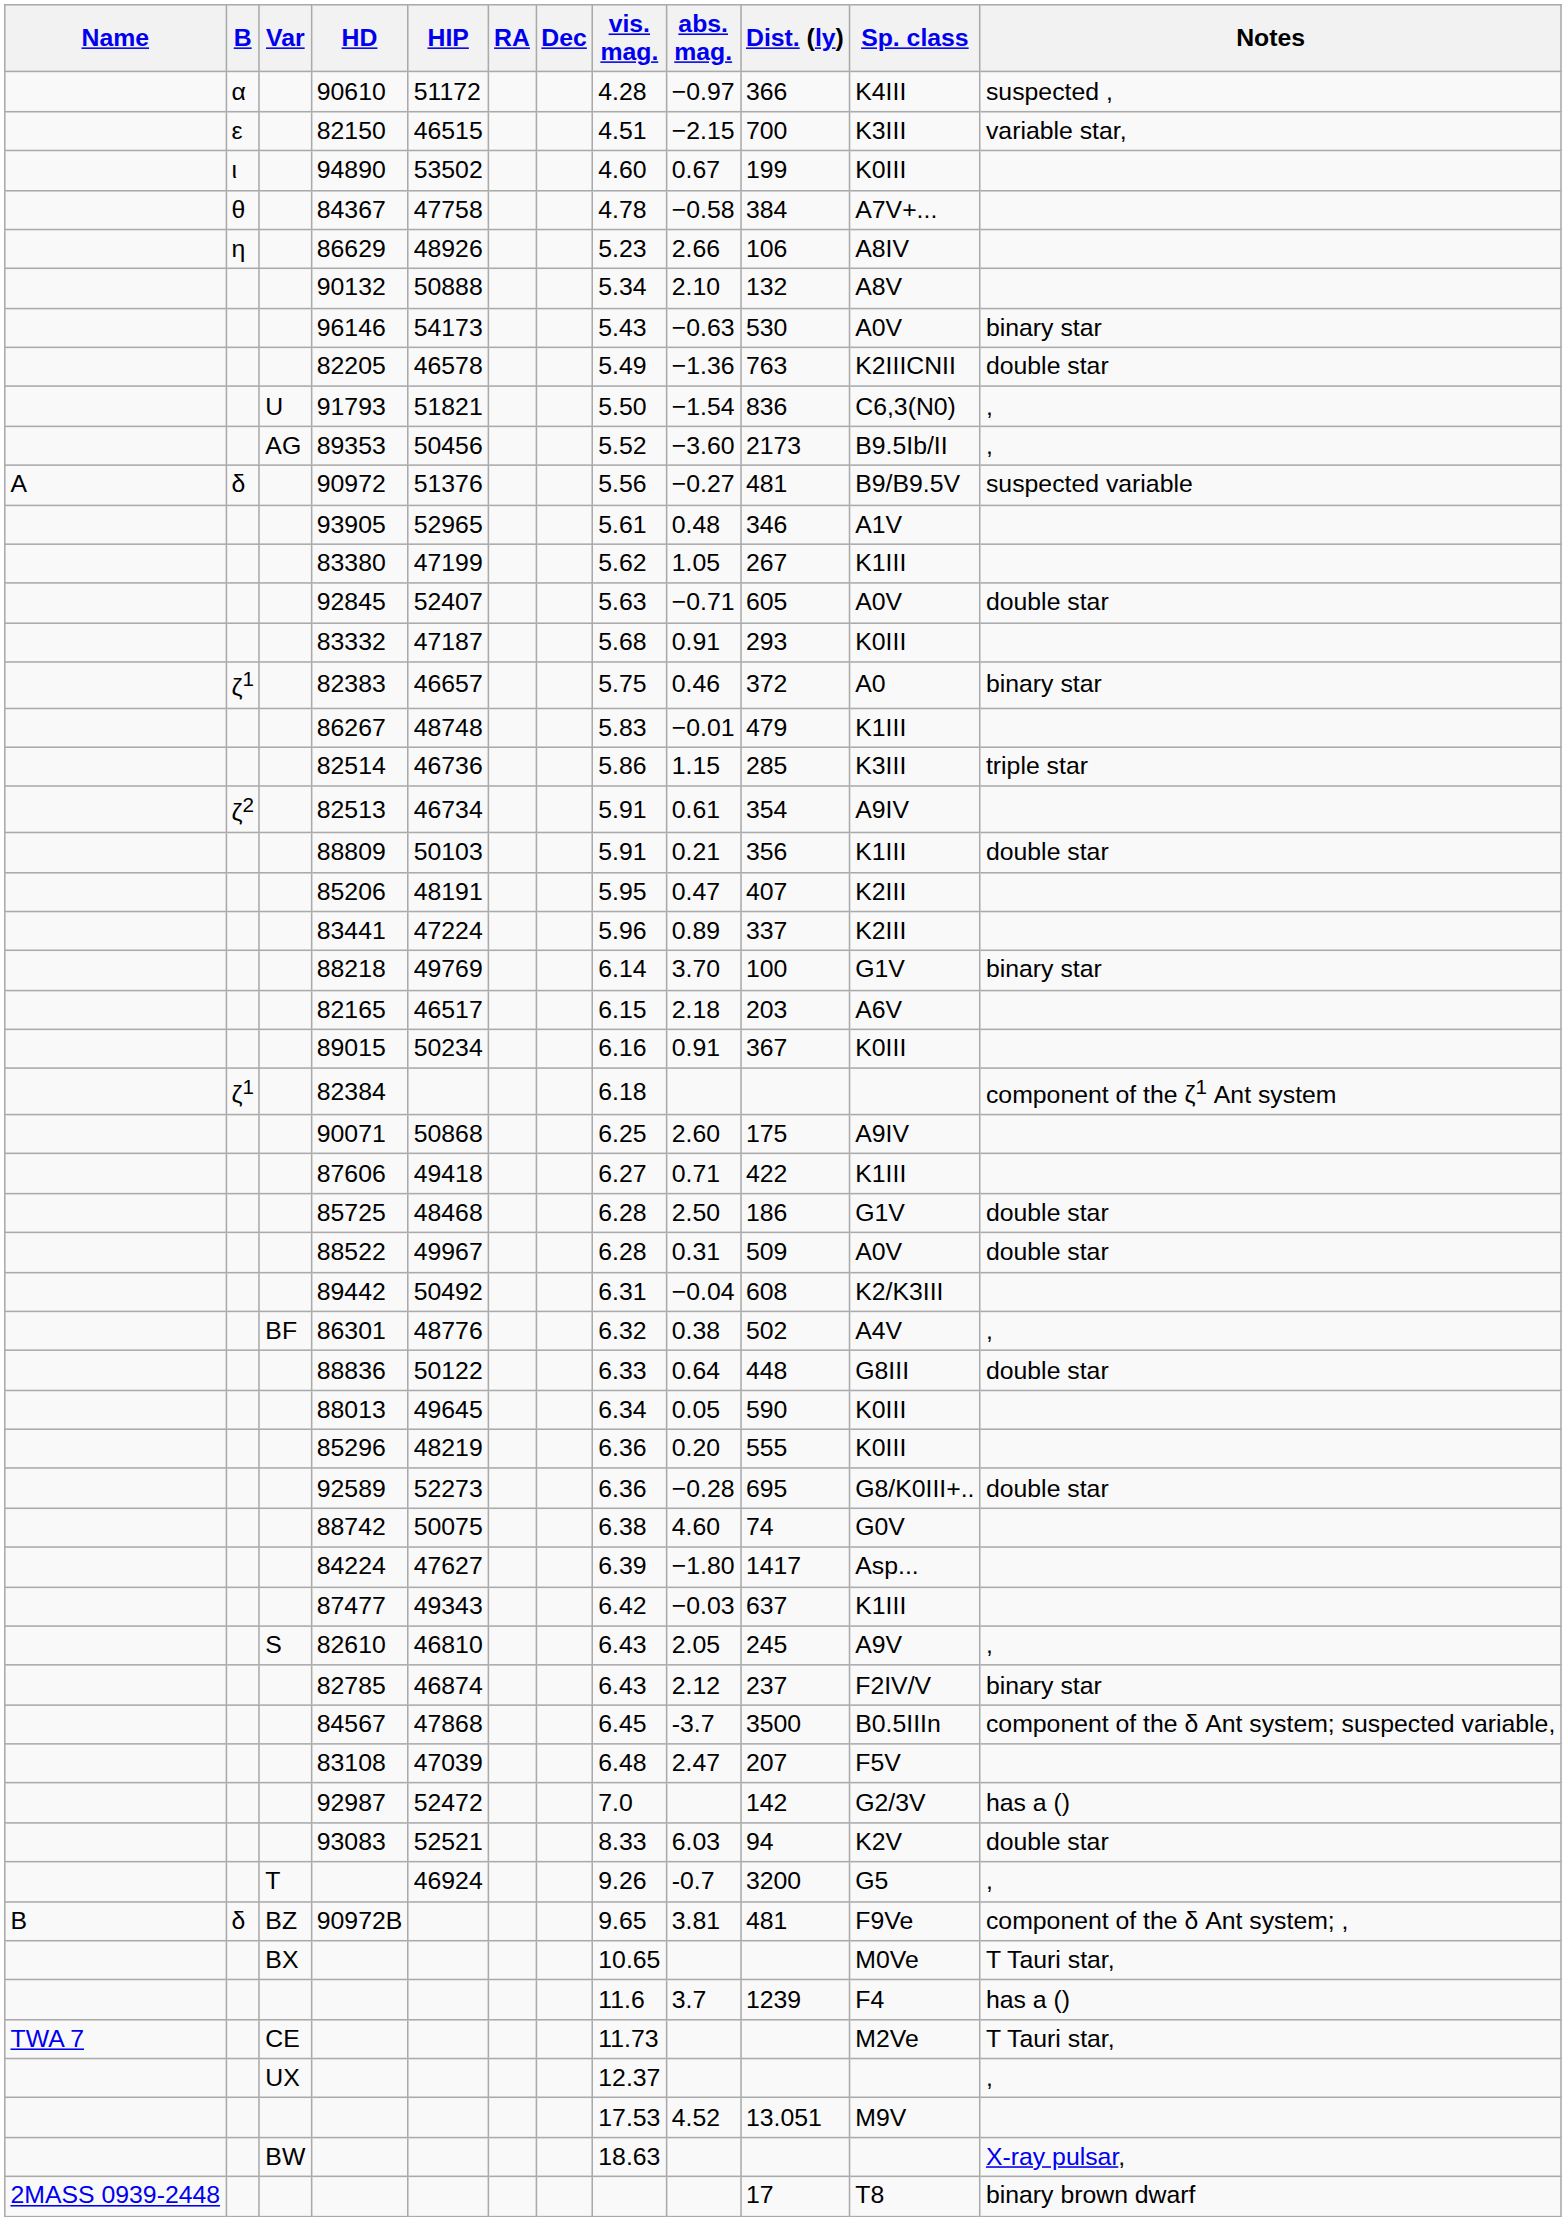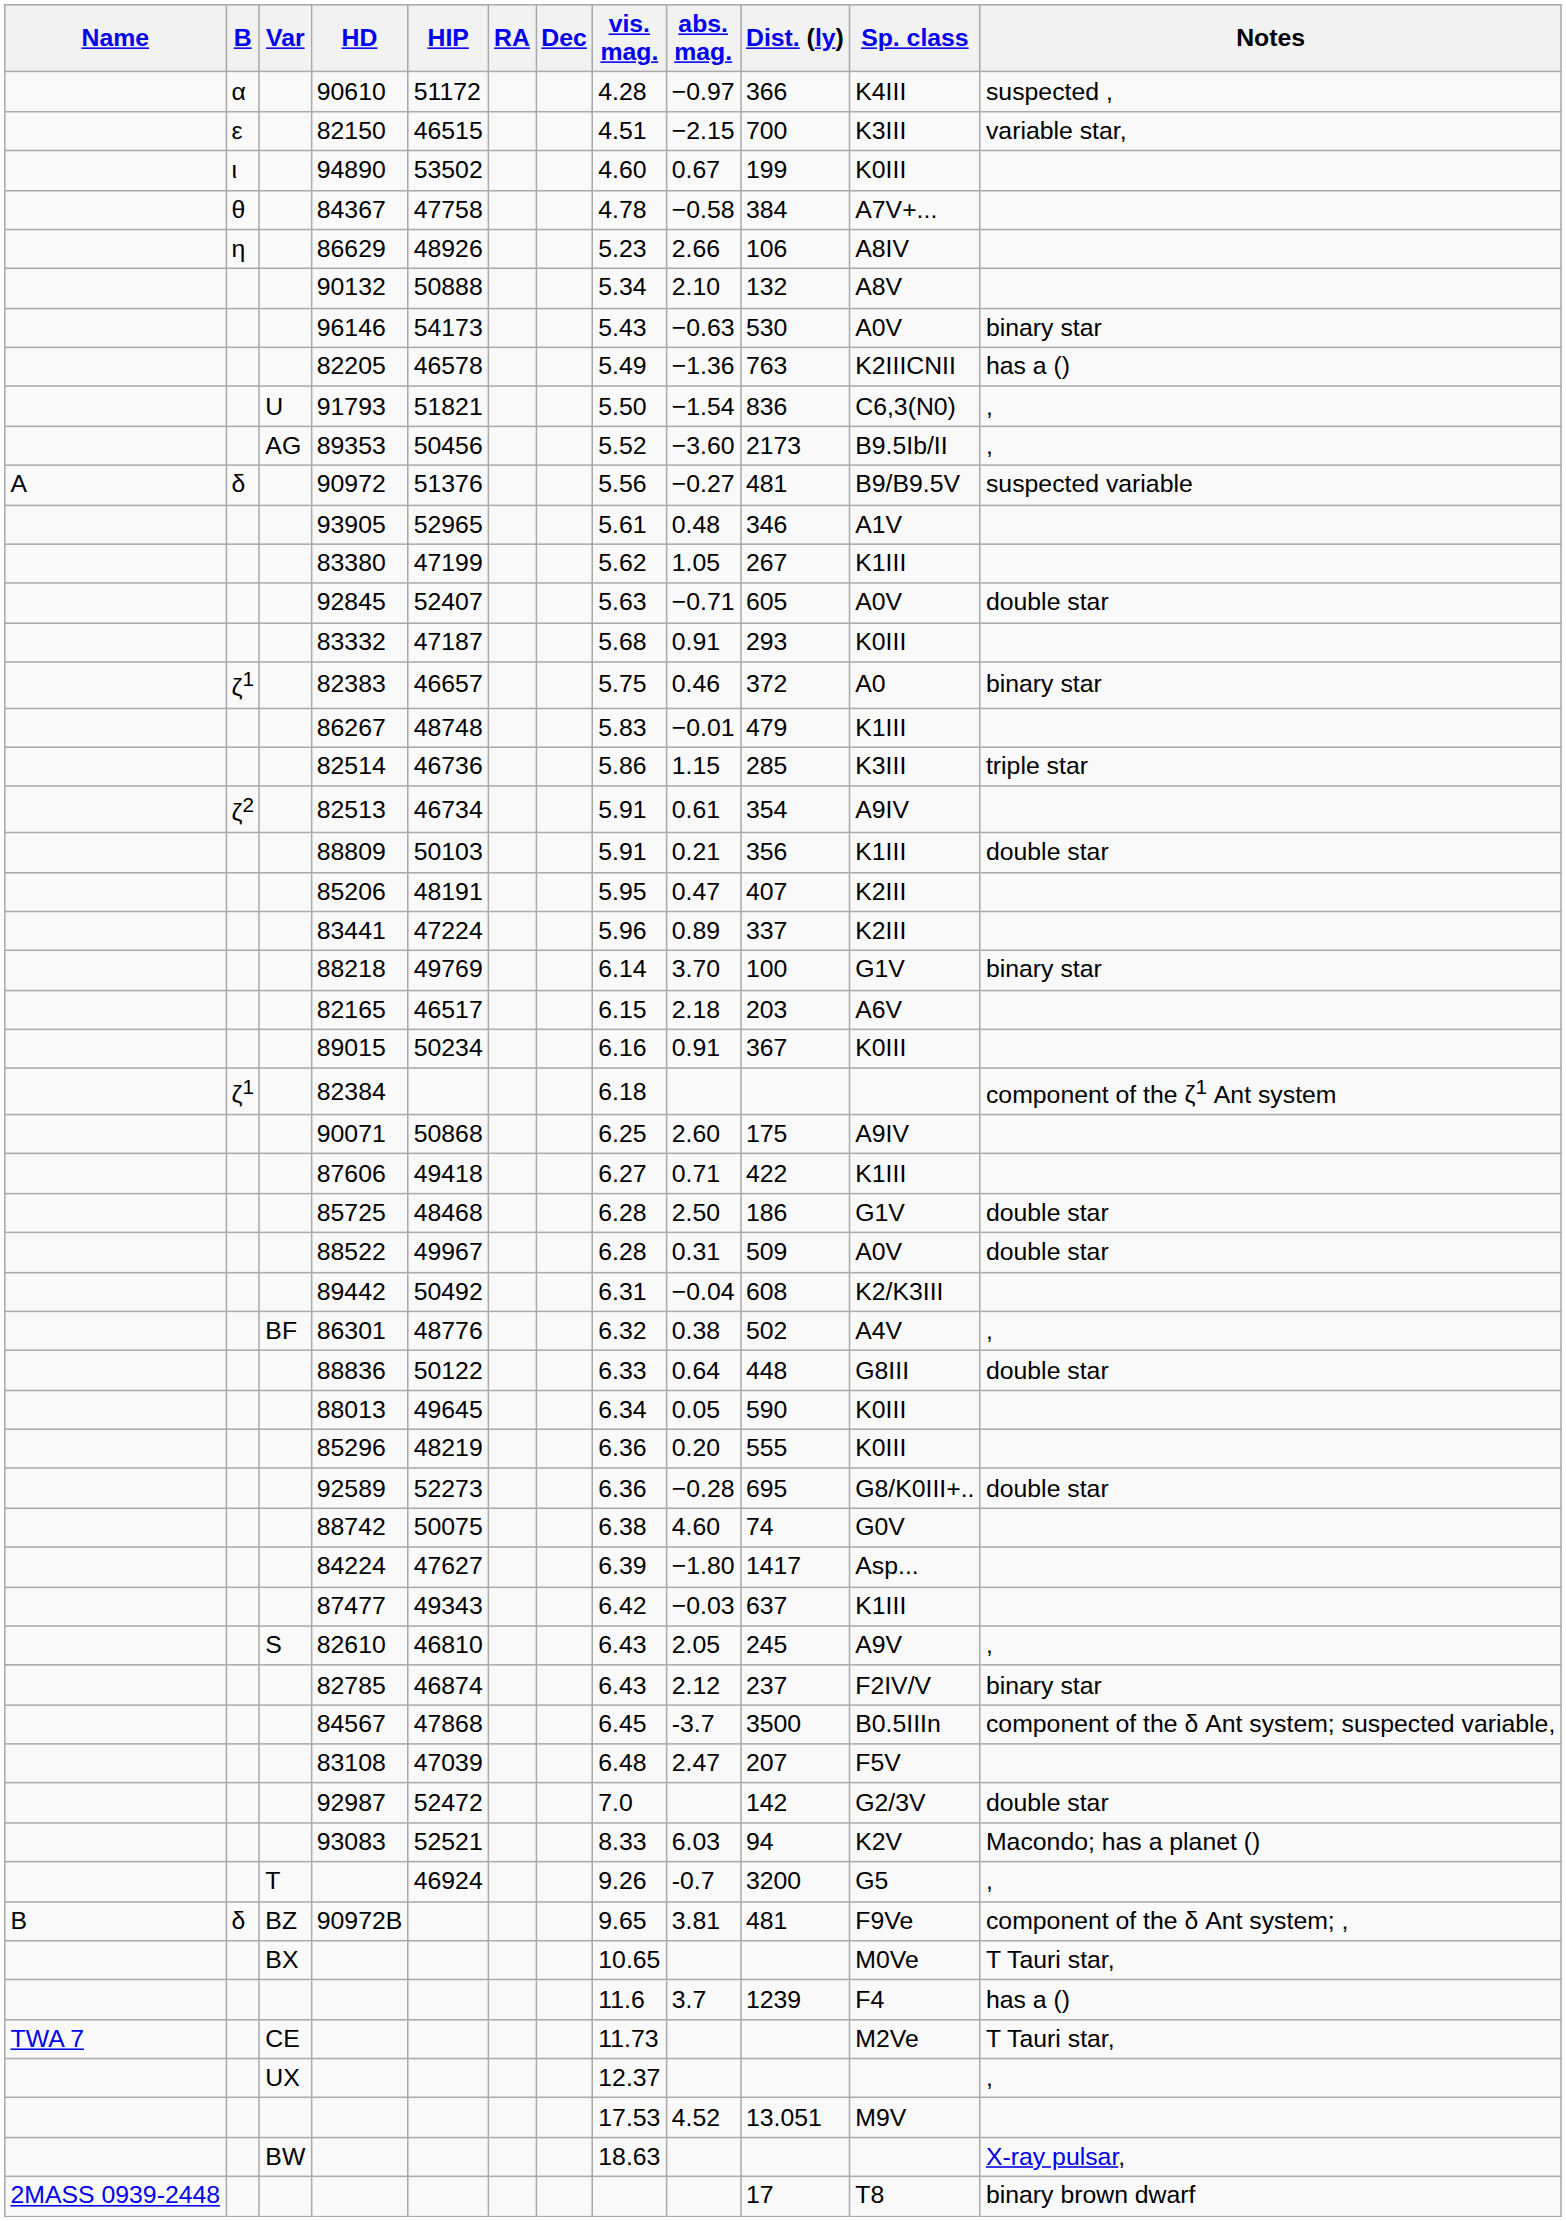(1047, 366) double star -> (1028, 366) has a ()
(1028, 1802) has a () -> (1047, 1802) double star
(1047, 1842) double star -> (1123, 1842) Macondo; has a planet ()
